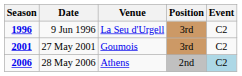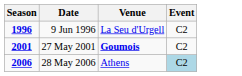- column: (186, 13)
(119, 46) normal -> (120, 46) bold
